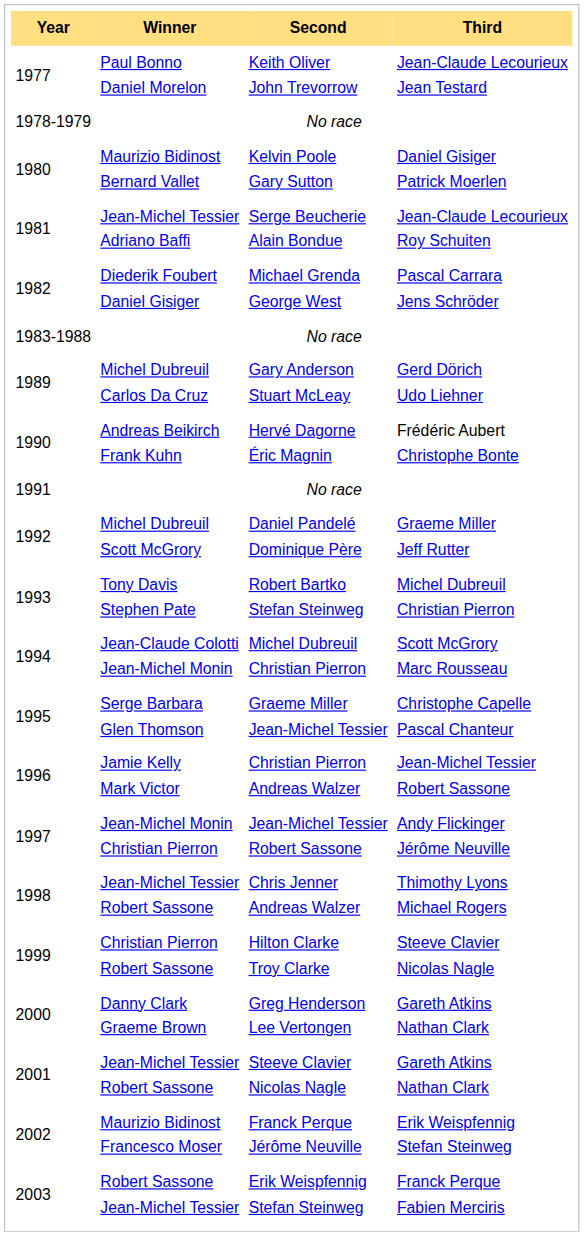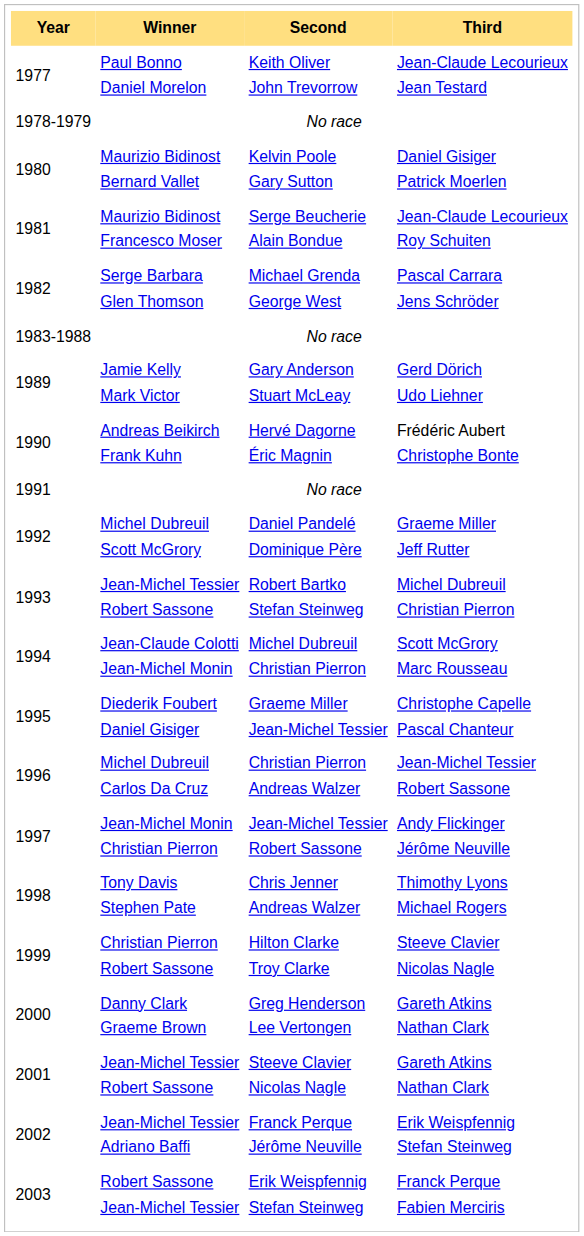(170, 229) Jean-Michel Tessier Adriano Baffi -> (161, 229) Maurizio Bidinost Francesco Moser
(159, 289) Diederik Foubert Daniel Gisiger -> (152, 289) Serge Barbara Glen Thomson
(155, 383) Michel Dubreuil Carlos Da Cruz -> (141, 383) Jamie Kelly Mark Victor
(148, 597) Tony Davis Stephen Pate -> (170, 597) Jean-Michel Tessier Robert Sassone
(152, 717) Serge Barbara Glen Thomson -> (159, 717) Diederik Foubert Daniel Gisiger
(141, 776) Jamie Kelly Mark Victor -> (155, 776) Michel Dubreuil Carlos Da Cruz
(170, 896) Jean-Michel Tessier Robert Sassone -> (148, 896) Tony Davis Stephen Pate
(161, 1135) Maurizio Bidinost Francesco Moser -> (170, 1135) Jean-Michel Tessier Adriano Baffi
